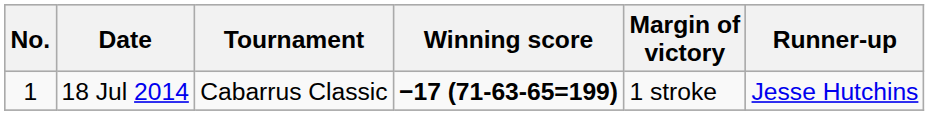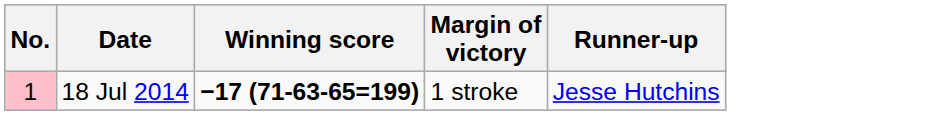- column: (294, 38)
(30, 91) no background -> (30, 91) pink background
